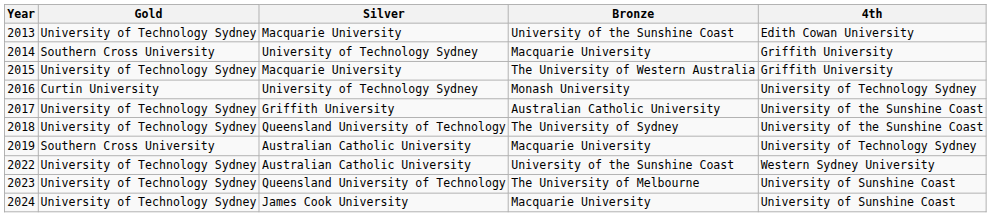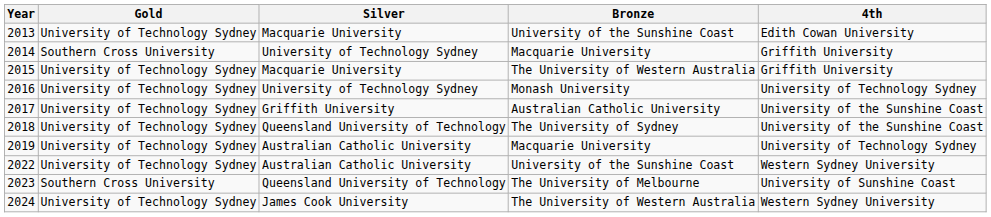(100, 89) Curtin University -> (149, 89) University of Technology Sydney
(128, 146) Southern Cross University -> (149, 146) University of Technology Sydney
(149, 184) University of Technology Sydney -> (128, 184) Southern Cross University
(581, 202) Macquarie University -> (633, 202) The University of Western Australia
(858, 202) University of Sunshine Coast -> (848, 202) Western Sydney University
